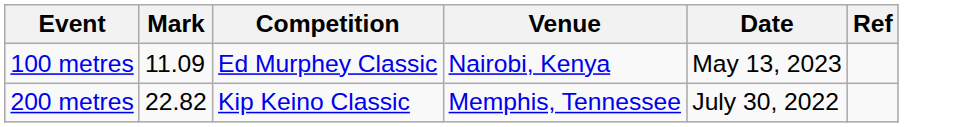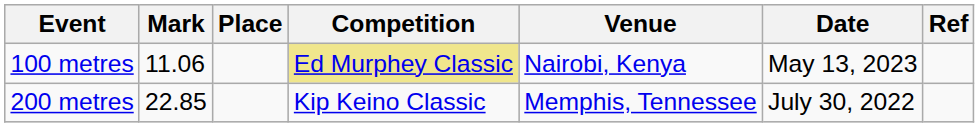+ column: (250, 24)
(175, 63) 11.09 -> (175, 63) 11.06
(328, 63) no background -> (403, 63) khaki background
(176, 102) 22.82 -> (176, 102) 22.85
